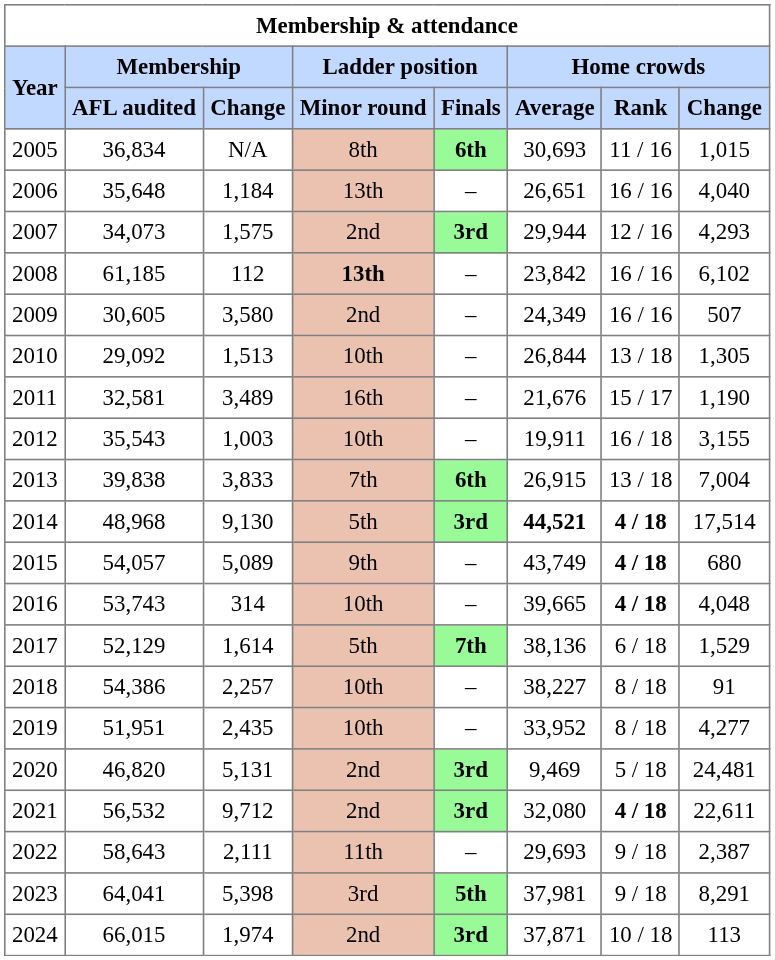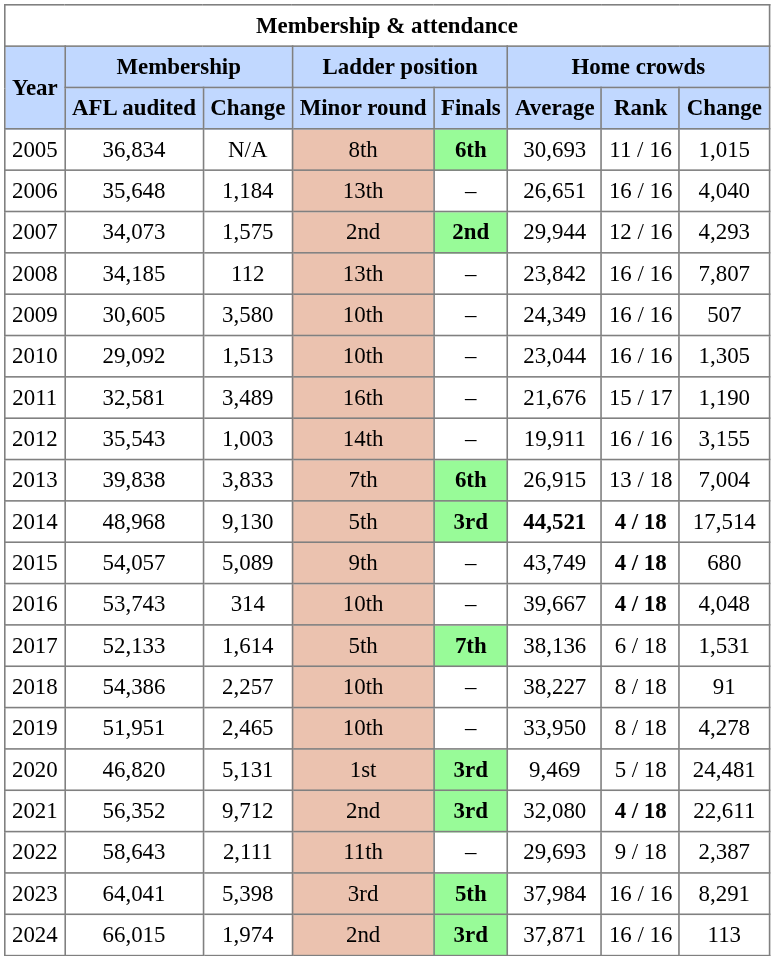(471, 231) 3rd -> (471, 231) 2nd
(134, 273) 61,185 -> (134, 273) 34,185
(363, 273) bold -> (363, 273) normal
(724, 273) 6,102 -> (724, 273) 7,807
(363, 314) 2nd -> (363, 314) 10th
(555, 355) 26,844 -> (555, 355) 23,044
(641, 355) 13 / 18 -> (641, 355) 16 / 16
(363, 438) 10th -> (363, 438) 14th
(641, 438) 16 / 18 -> (641, 438) 16 / 16
(555, 603) 39,665 -> (555, 603) 39,667
(134, 645) 52,129 -> (134, 645) 52,133
(724, 645) 1,529 -> (724, 645) 1,531
(248, 727) 2,435 -> (248, 727) 2,465
(555, 727) 33,952 -> (555, 727) 33,950
(724, 727) 4,277 -> (724, 727) 4,278
(363, 769) 2nd -> (363, 769) 1st
(134, 810) 56,532 -> (134, 810) 56,352
(555, 893) 37,981 -> (555, 893) 37,984
(641, 893) 9 / 18 -> (641, 893) 16 / 16
(641, 934) 10 / 18 -> (641, 934) 16 / 16
